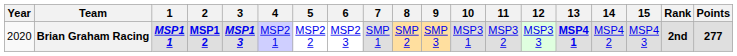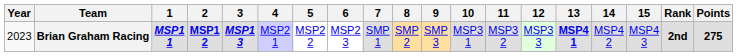(19, 36) 2020 -> (19, 36) 2023
(713, 36) 277 -> (713, 36) 275
